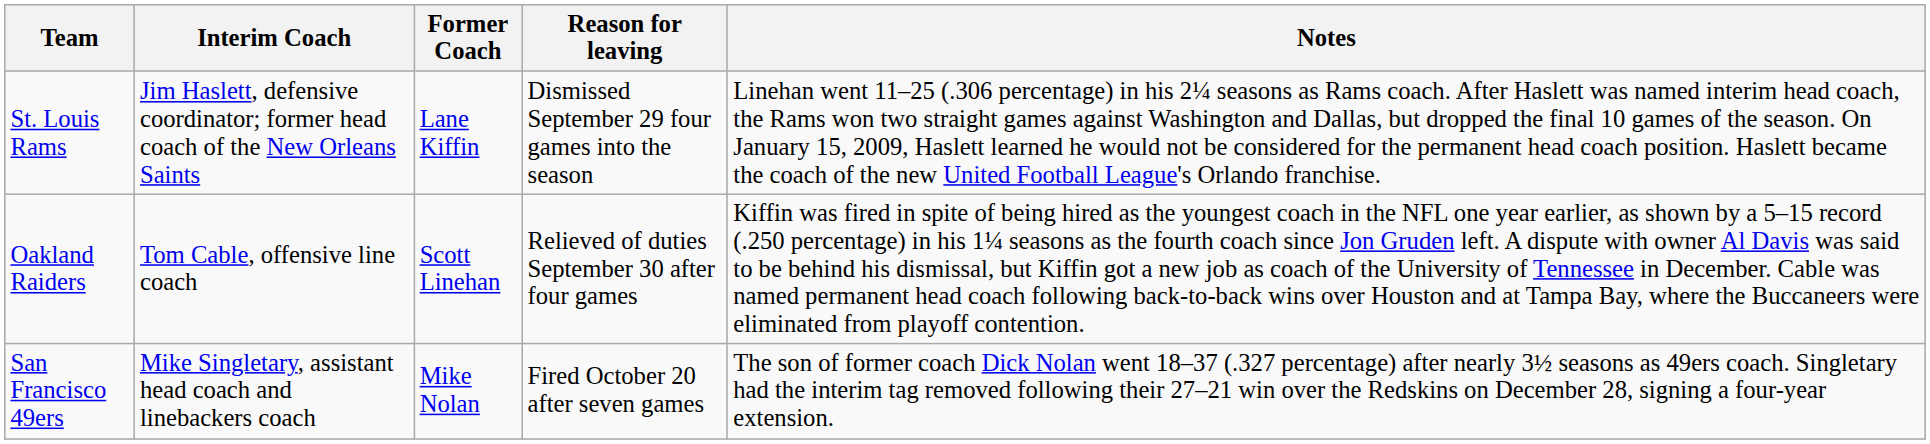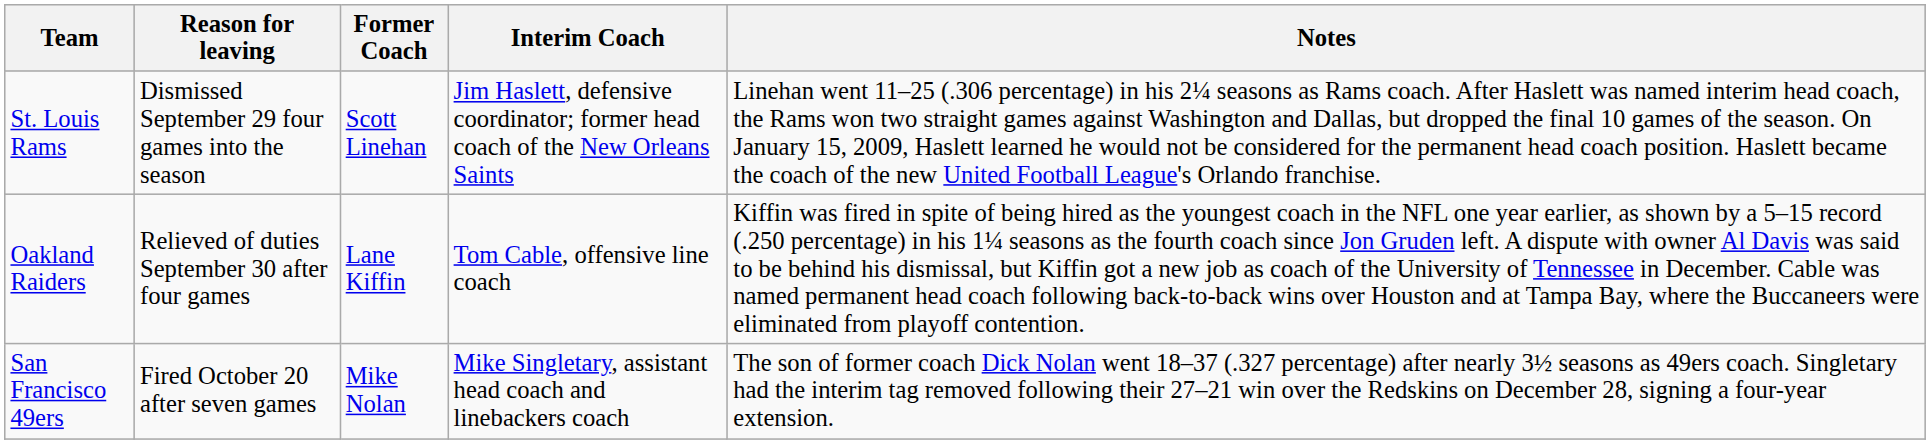columns swapped: (274, 37) <-> (625, 37)
(450, 132) Lane Kiffin -> (386, 132) Scott Linehan
(460, 268) Scott Linehan -> (376, 268) Lane Kiffin
